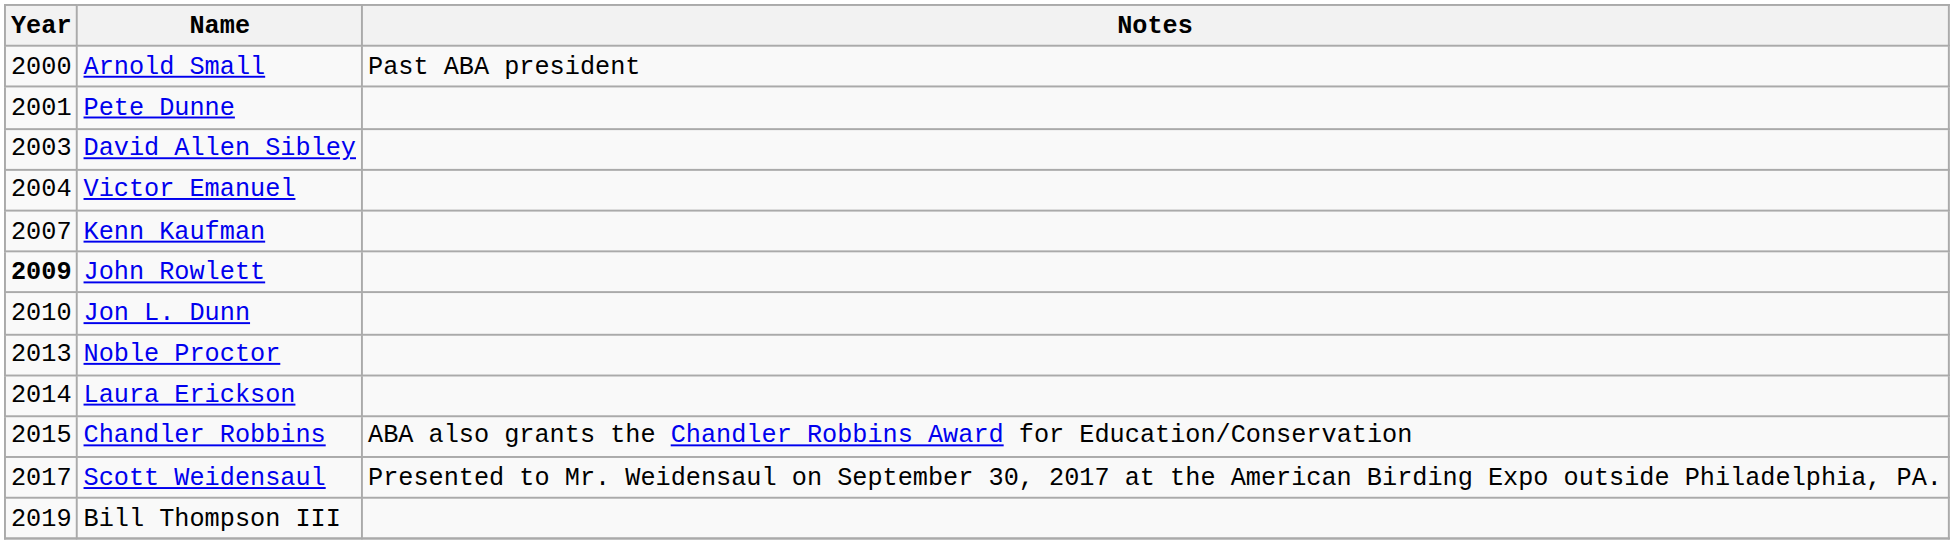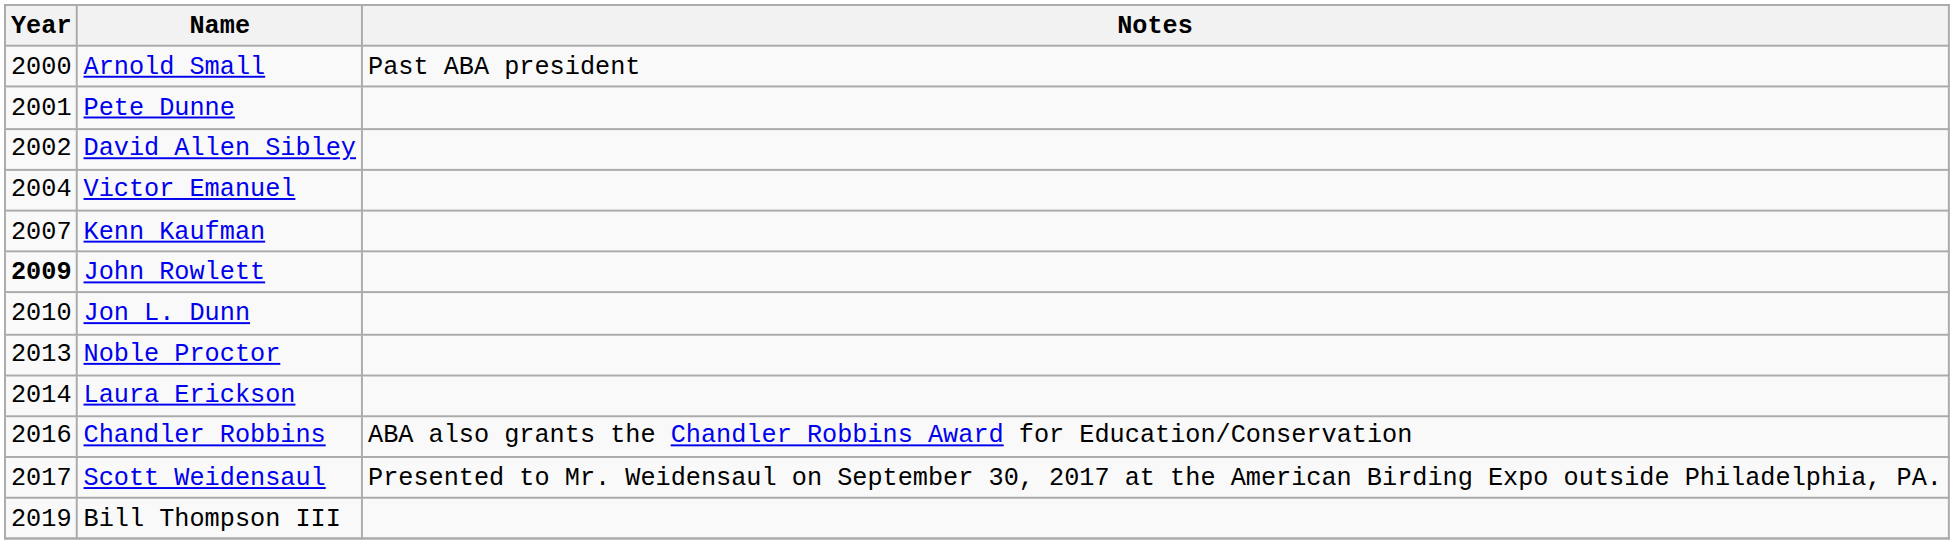(41, 149) 2003 -> (41, 149) 2002
(41, 437) 2015 -> (41, 437) 2016
